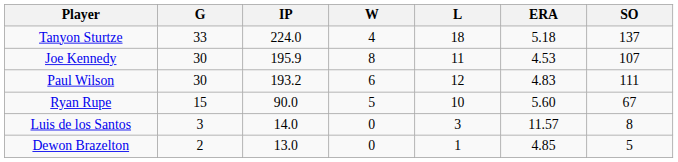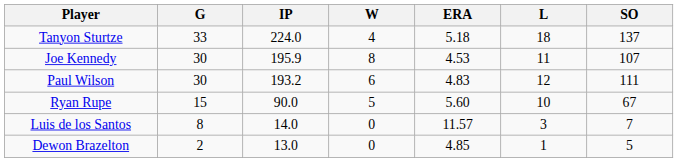columns swapped: (458, 15) <-> (543, 15)
(200, 124) 3 -> (200, 124) 8
(629, 124) 8 -> (629, 124) 7
